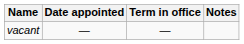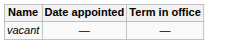- column: (221, 13)
